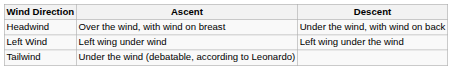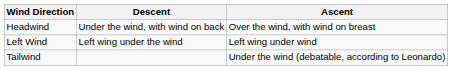columns swapped: (187, 12) <-> (373, 12)
